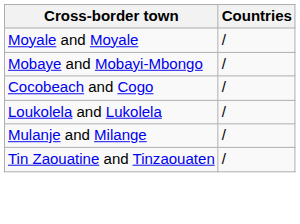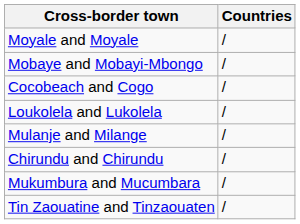+ row: (86, 159)
+ row: (104, 183)
